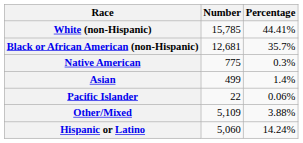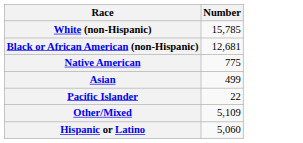- column: (271, 12)
